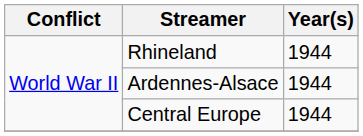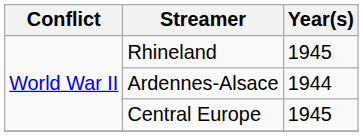(310, 51) 1944 -> (310, 51) 1945
(310, 114) 1944 -> (310, 114) 1945
